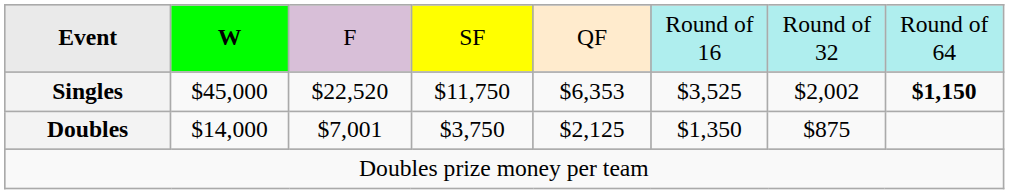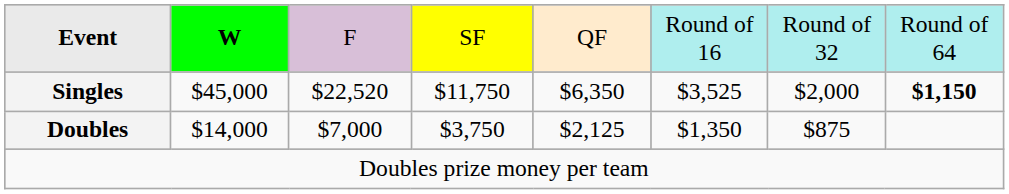(592, 91) $6,353 -> (592, 91) $6,350
(827, 91) $2,002 -> (827, 91) $2,000
(350, 130) $7,001 -> (350, 130) $7,000
